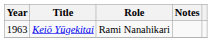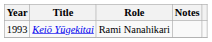(17, 29) 1963 -> (17, 29) 1993
